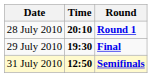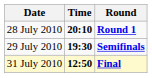(109, 47) Final -> (121, 47) Semifinals
(121, 64) Semifinals -> (109, 64) Final
